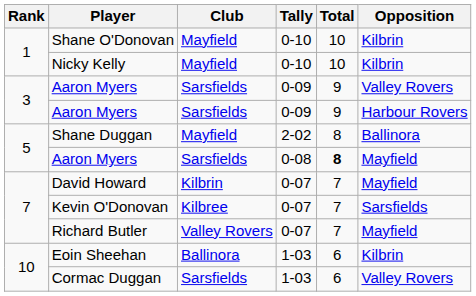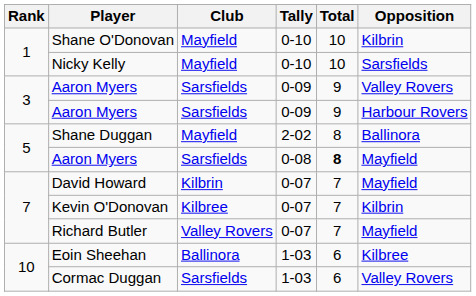(382, 64) Kilbrin -> (394, 64) Sarsfields
(394, 207) Sarsfields -> (382, 207) Kilbrin
(382, 254) Kilbrin -> (385, 254) Kilbree
